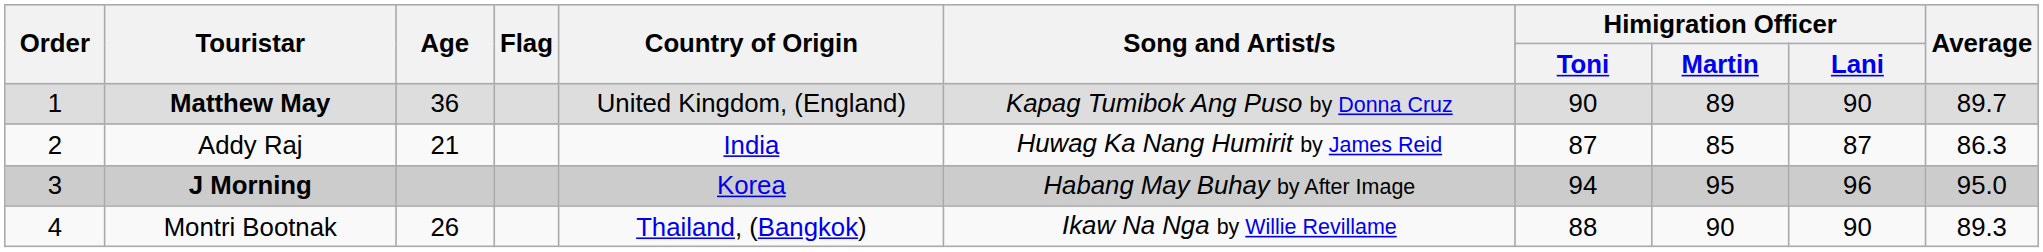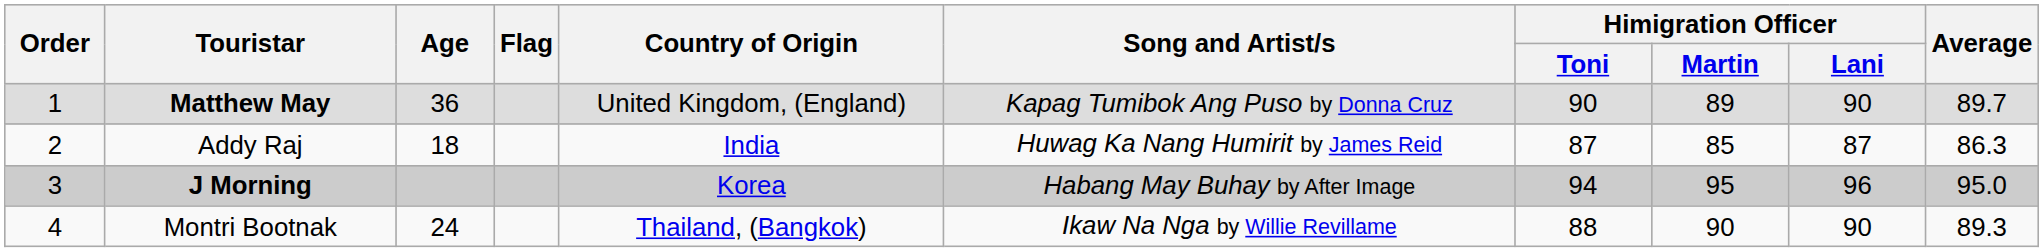(445, 145) 21 -> (445, 145) 18
(445, 226) 26 -> (445, 226) 24
